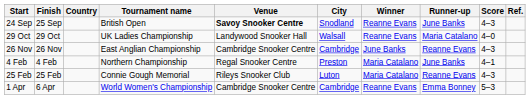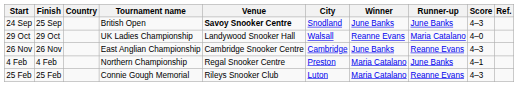(390, 23) Reanne Evans -> (373, 23) June Banks
- row: (16, 88)
